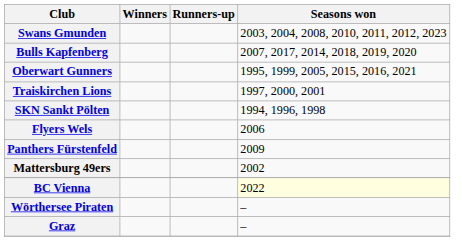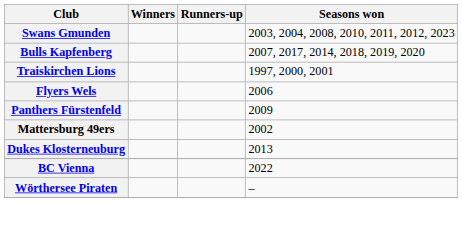- row: (62, 71)
- row: (62, 110)
+ row: (66, 149)
(252, 187) lightyellow background -> (261, 168) no background
- row: (62, 226)
